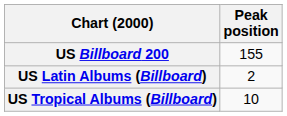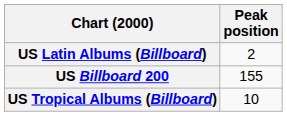rows swapped: (112, 54) <-> (112, 76)
